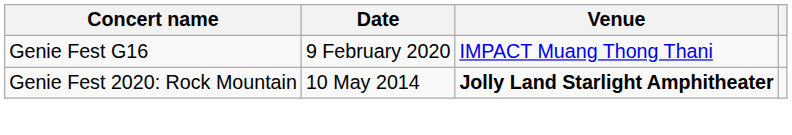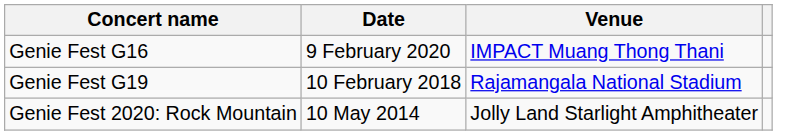+ row: (79, 82)
(617, 82) bold -> (614, 113) normal
